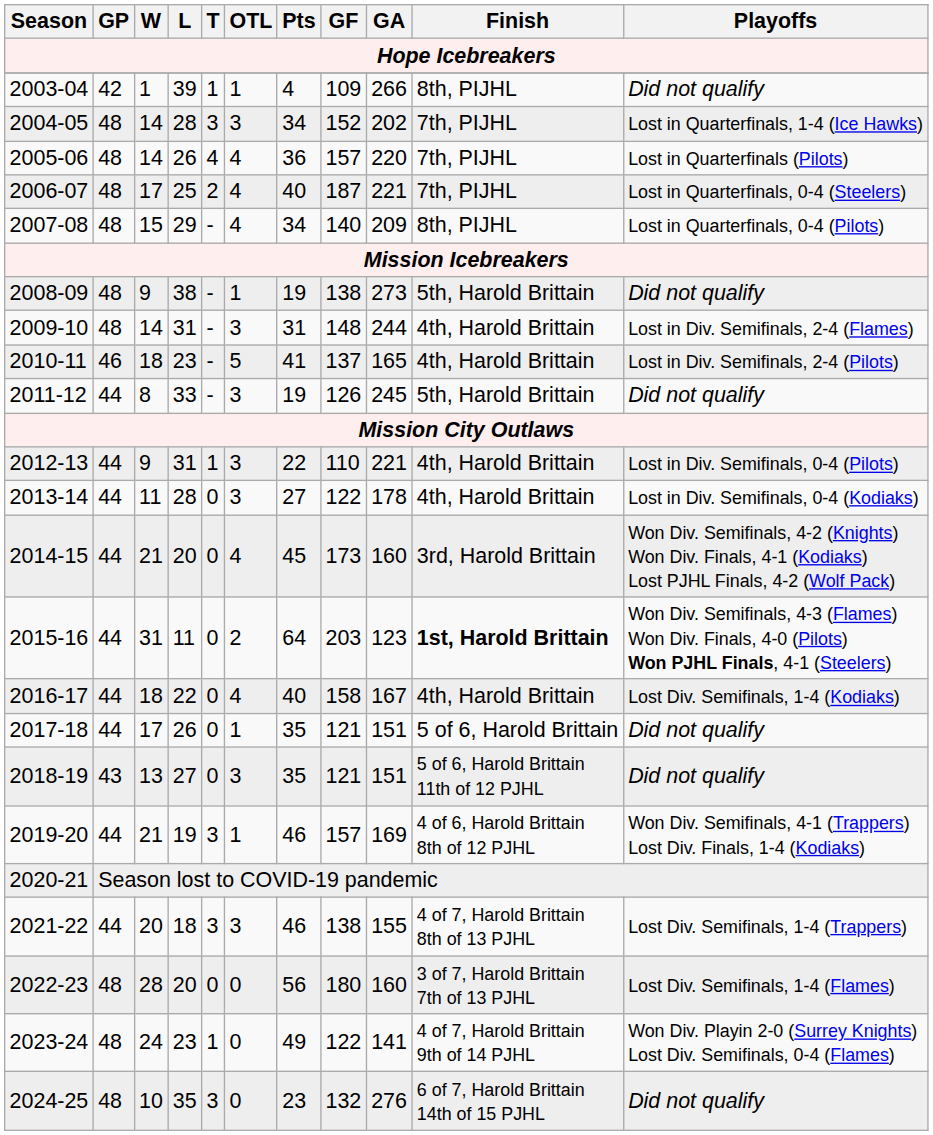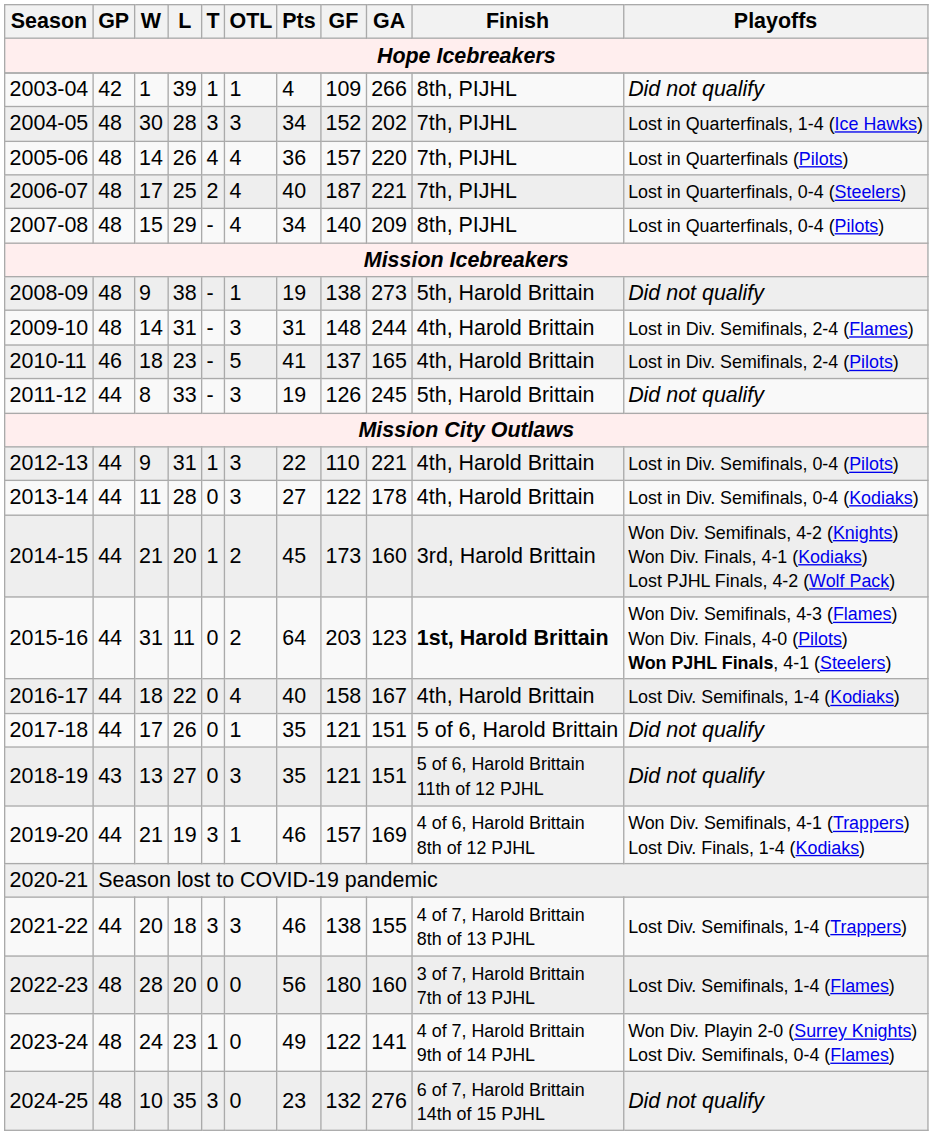(151, 123) 14 -> (151, 123) 30
(212, 555) 0 -> (212, 555) 1
(235, 555) 4 -> (235, 555) 2
